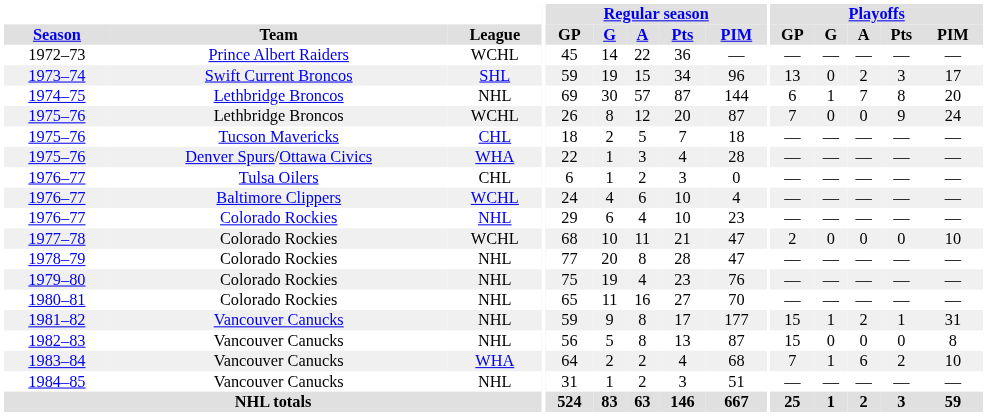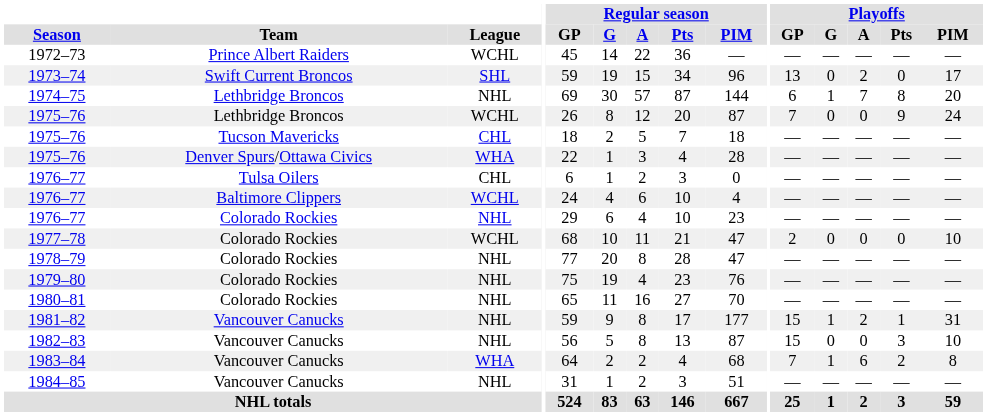(901, 75) 3 -> (901, 75) 0
(901, 340) 0 -> (901, 340) 3
(953, 340) 8 -> (953, 340) 10
(953, 360) 10 -> (953, 360) 8
